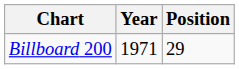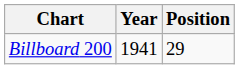(139, 48) 1971 -> (139, 48) 1941
